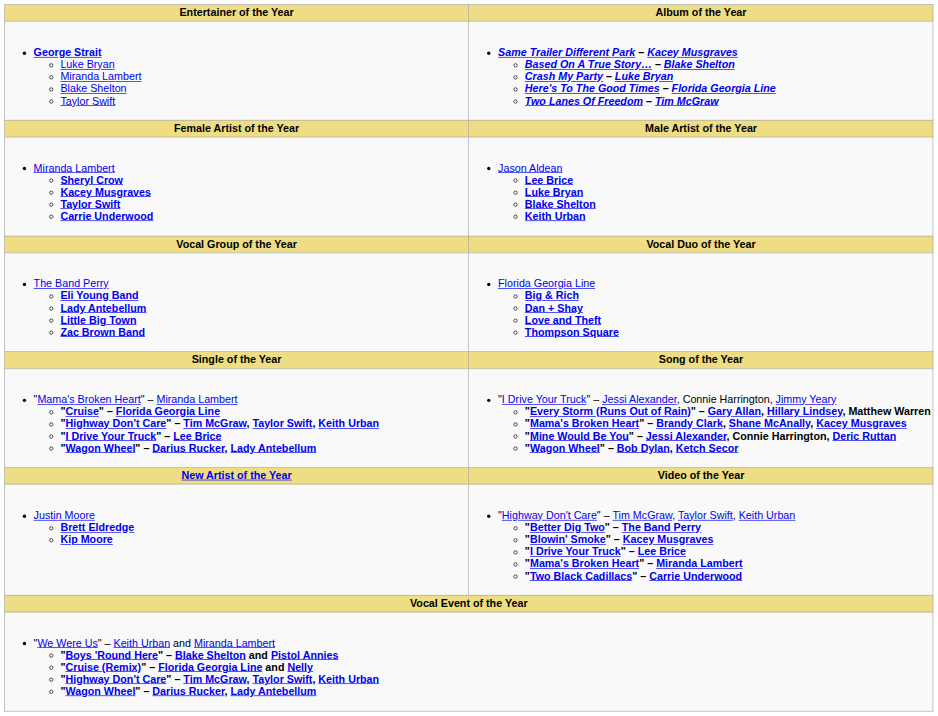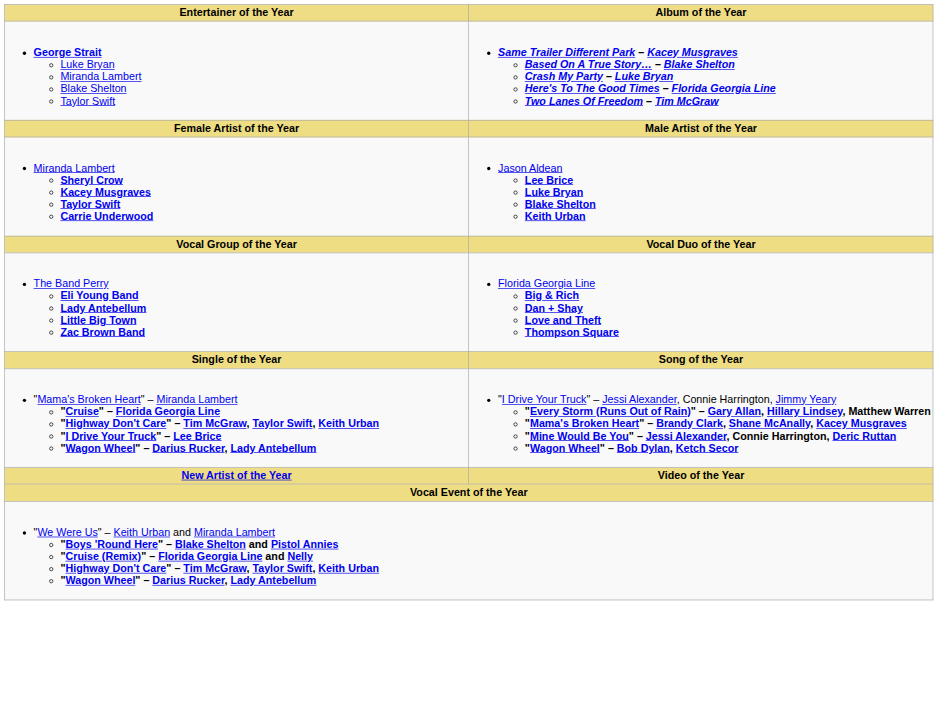- row: (237, 528)
